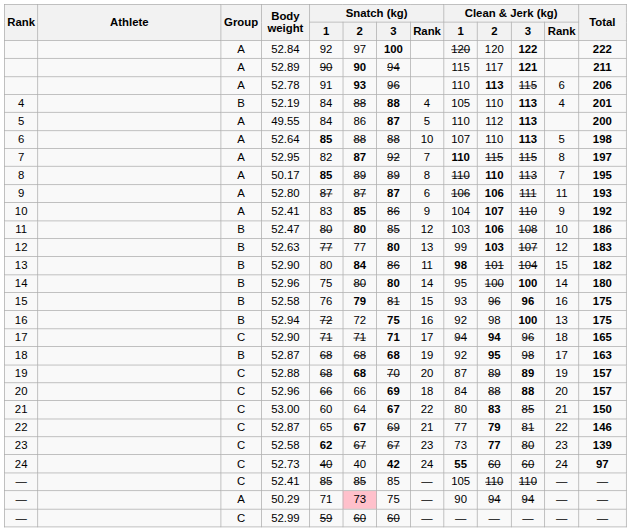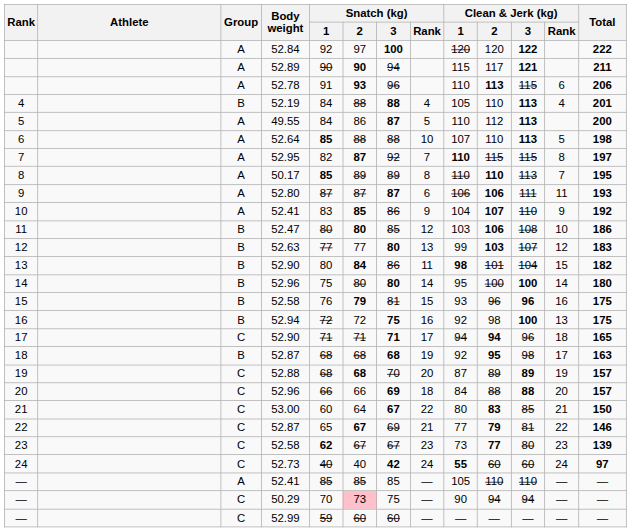(241, 481) C -> (241, 481) A
(241, 499) A -> (241, 499) C
(326, 499) 71 -> (326, 499) 70
